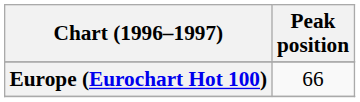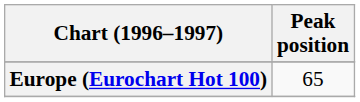(313, 79) 66 -> (313, 79) 65
